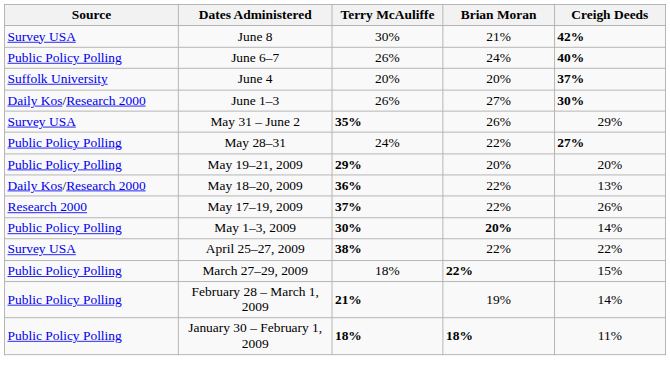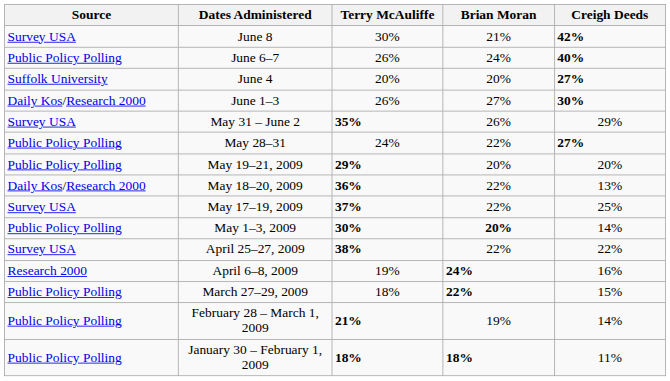(571, 79) 37% -> (571, 79) 27%
(47, 206) Research 2000 -> (42, 206) Survey USA
(610, 206) 26% -> (610, 206) 25%
+ row: (255, 270)
